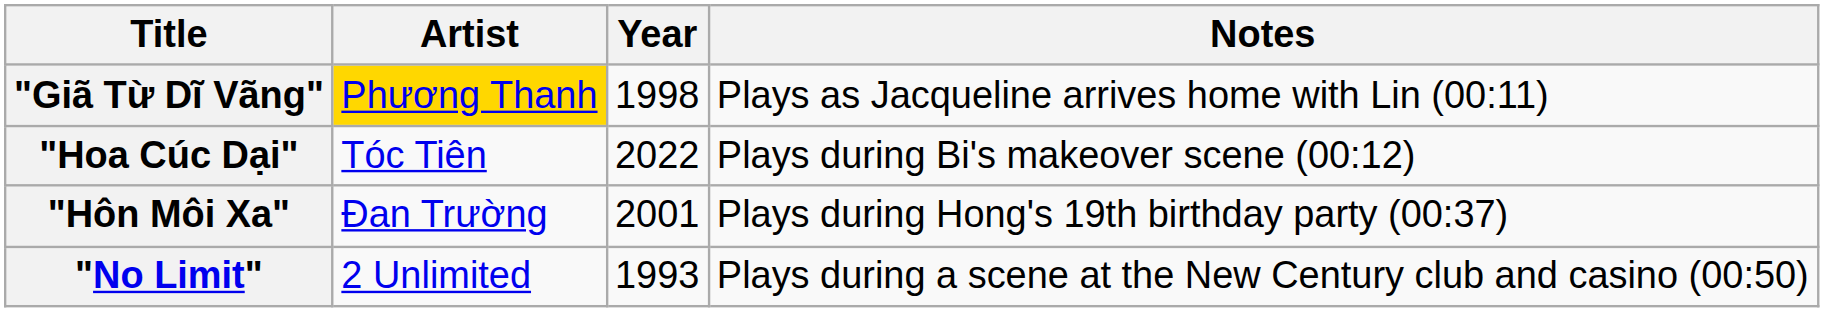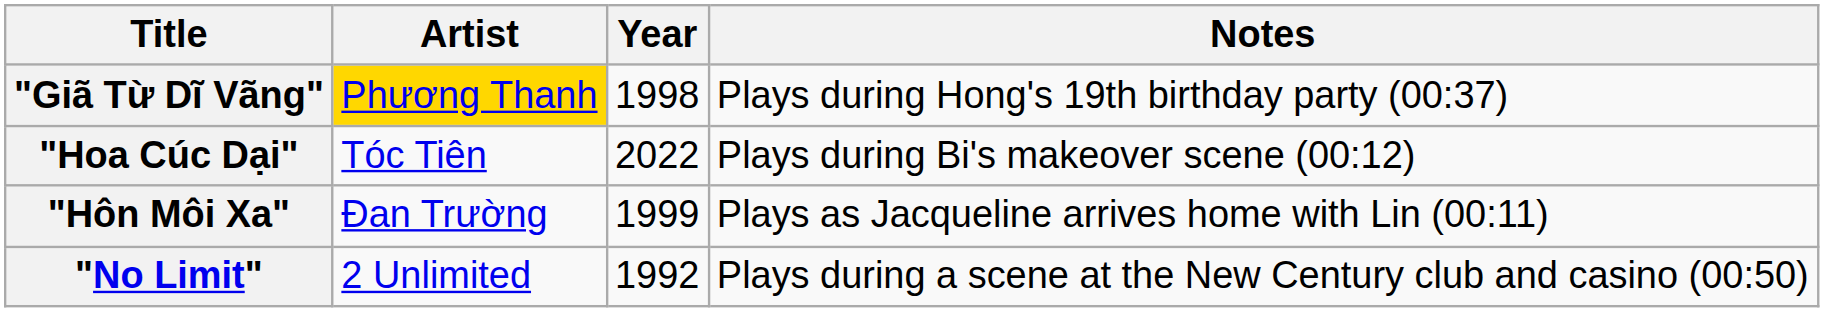(1133, 94) Plays as Jacqueline arrives home with Lin (00:11) -> (1113, 94) Plays during Hong's 19th birthday party (00:37)
(657, 214) 2001 -> (657, 214) 1999
(1113, 214) Plays during Hong's 19th birthday party (00:37) -> (1133, 214) Plays as Jacqueline arrives home with Lin (00:11)
(657, 275) 1993 -> (657, 275) 1992
